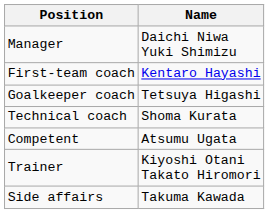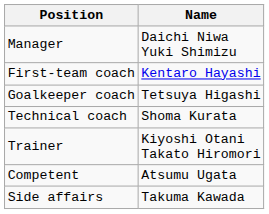rows swapped: (36, 168) <-> (43, 139)
